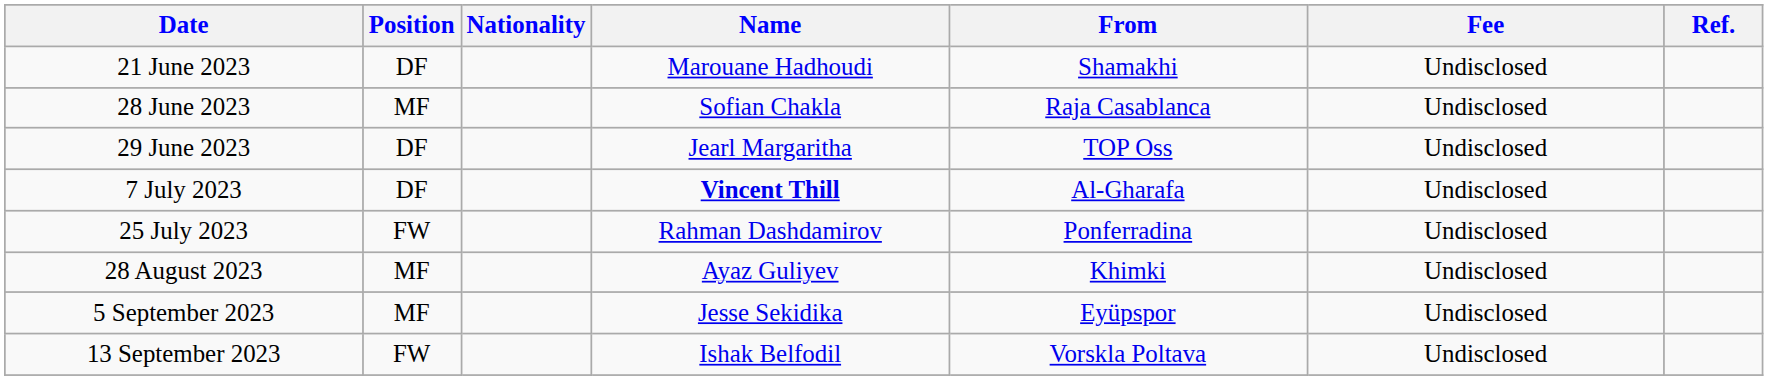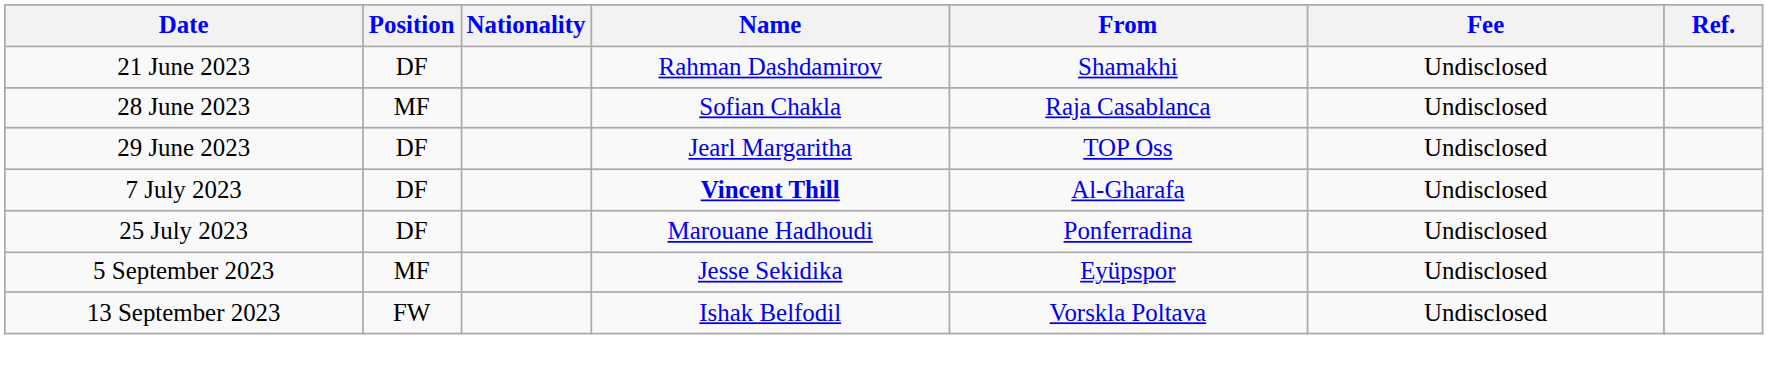(770, 66) Marouane Hadhoudi -> (770, 66) Rahman Dashdamirov
(412, 230) FW -> (412, 230) DF
(770, 230) Rahman Dashdamirov -> (770, 230) Marouane Hadhoudi
- row: (184, 271)
